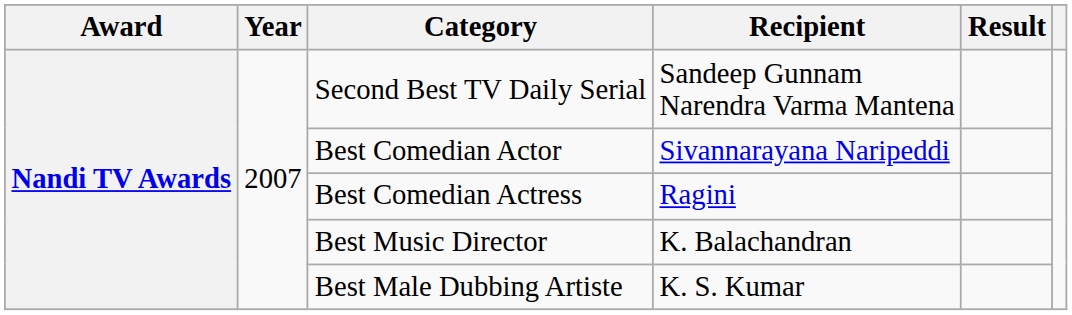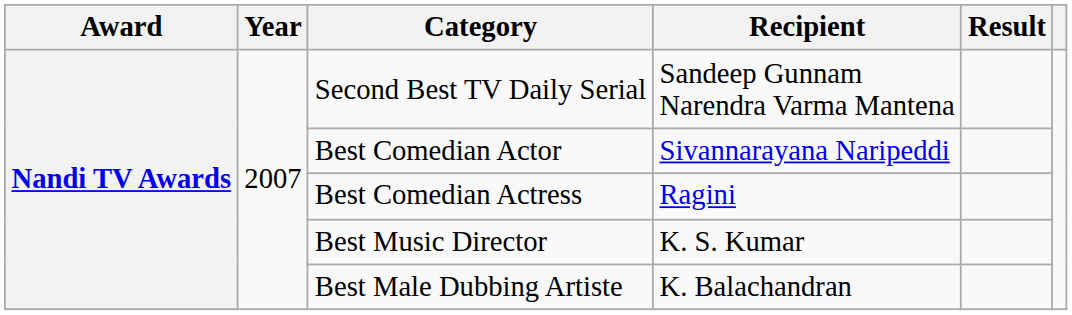(756, 241) K. Balachandran -> (732, 241) K. S. Kumar
(732, 286) K. S. Kumar -> (756, 286) K. Balachandran
